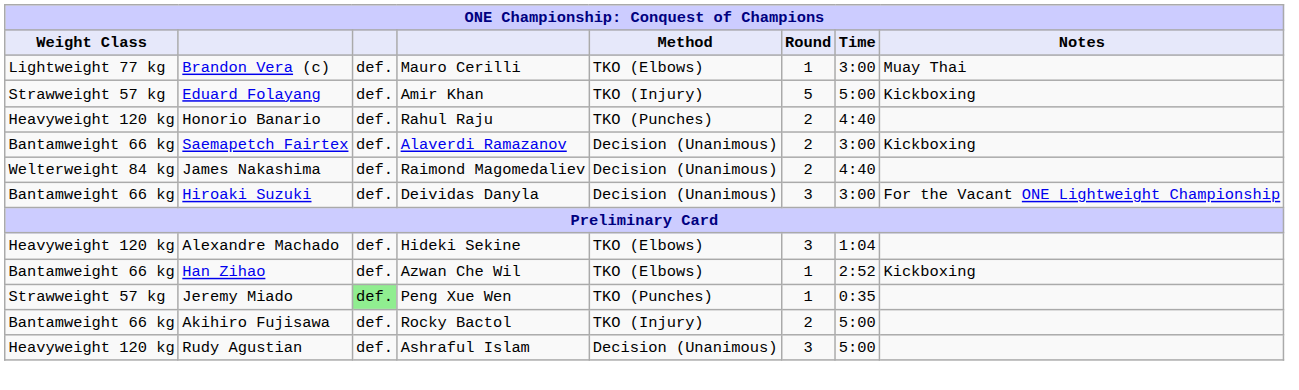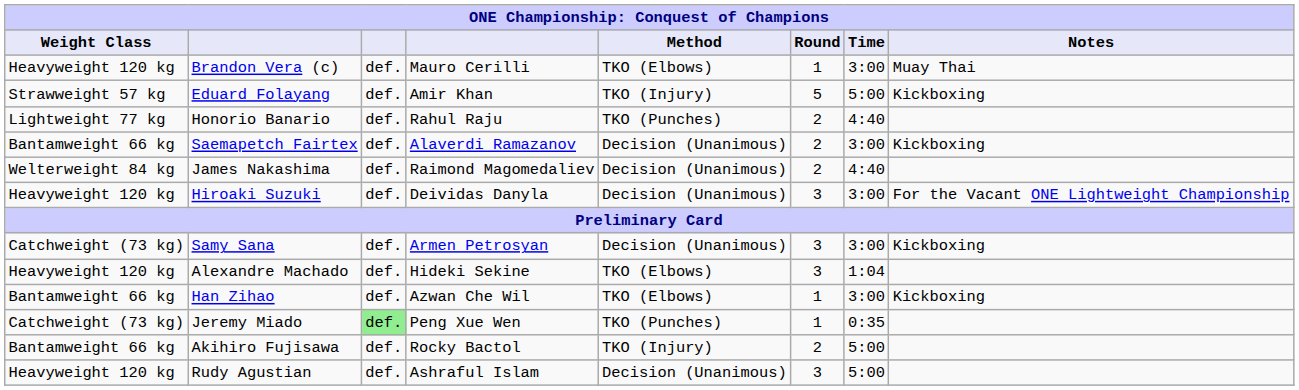(87, 69) Lightweight 77 kg -> (92, 69) Heavyweight 120 kg
(92, 119) Heavyweight 120 kg -> (87, 119) Lightweight 77 kg
(92, 196) Bantamweight 66 kg -> (92, 196) Heavyweight 120 kg
+ row: (233, 246)
(857, 272) 2:52 -> (867, 297) 3:00
(87, 297) Strawweight 57 kg -> (96, 323) Catchweight (73 kg)
